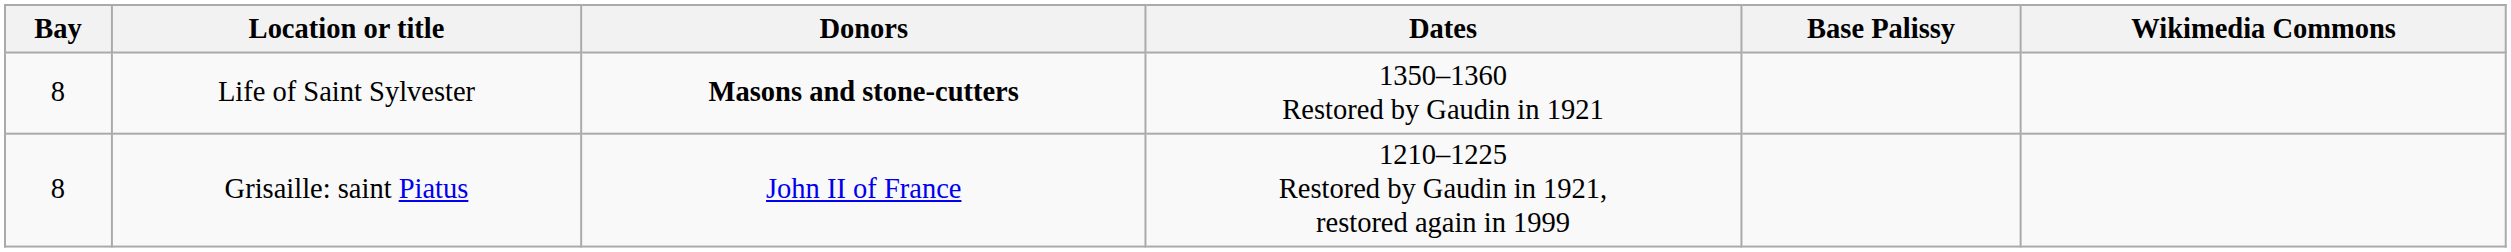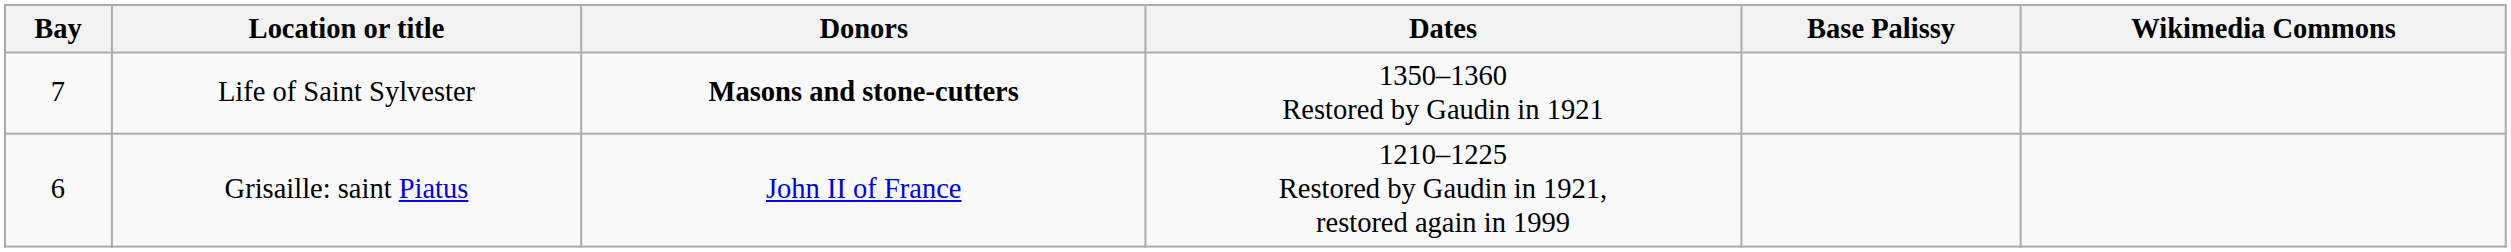(58, 92) 8 -> (58, 92) 7
(58, 189) 8 -> (58, 189) 6
